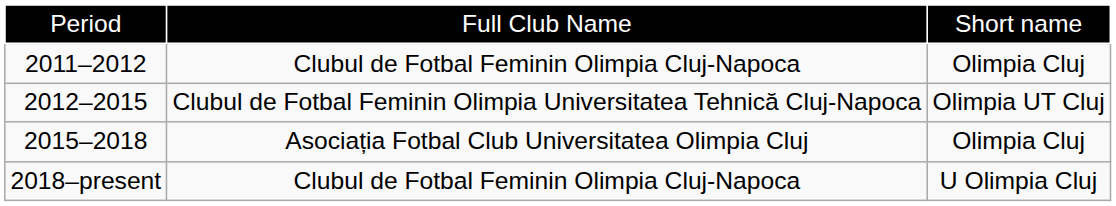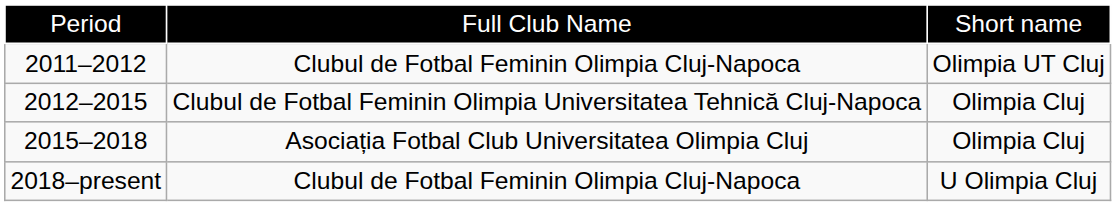(1019, 63) Olimpia Cluj -> (1019, 63) Olimpia UT Cluj
(1019, 102) Olimpia UT Cluj -> (1019, 102) Olimpia Cluj
